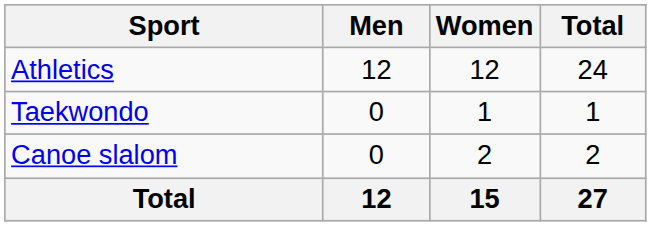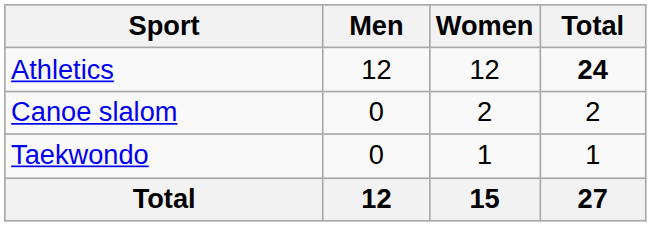(593, 69) normal -> (593, 69) bold
rows swapped: (94, 155) <-> (80, 112)
